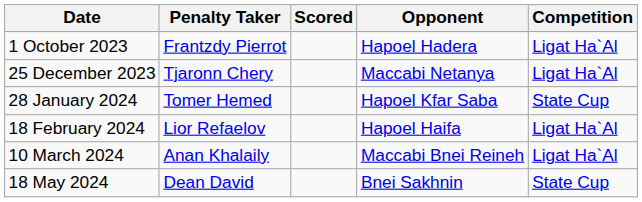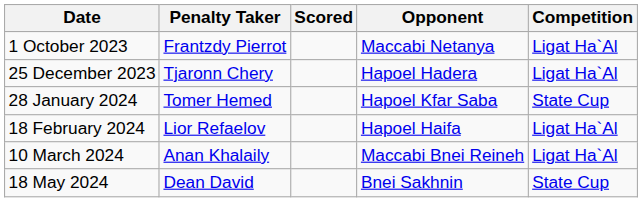(419, 45) Hapoel Hadera -> (428, 45) Maccabi Netanya
(428, 73) Maccabi Netanya -> (419, 73) Hapoel Hadera
